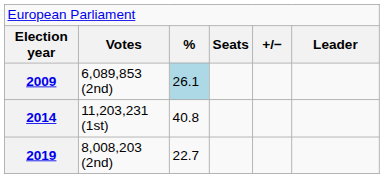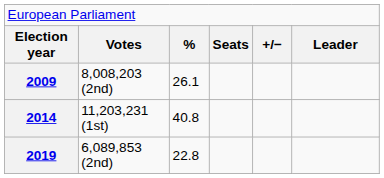(112, 81) 6,089,853 (2nd) -> (112, 81) 8,008,203 (2nd)
(186, 81) lightblue background -> (186, 81) no background
(112, 155) 8,008,203 (2nd) -> (112, 155) 6,089,853 (2nd)
(186, 155) 22.7 -> (186, 155) 22.8
